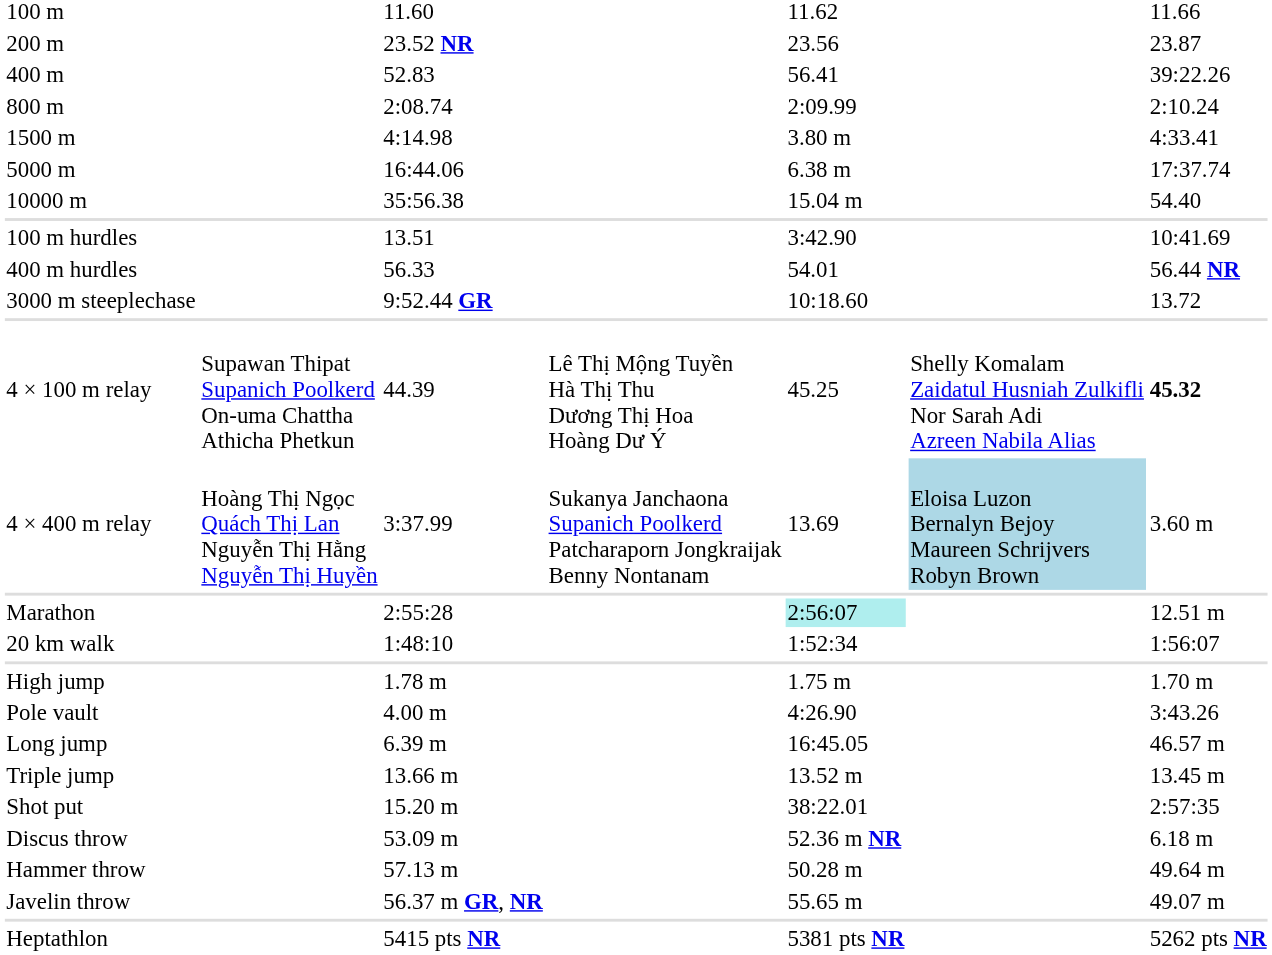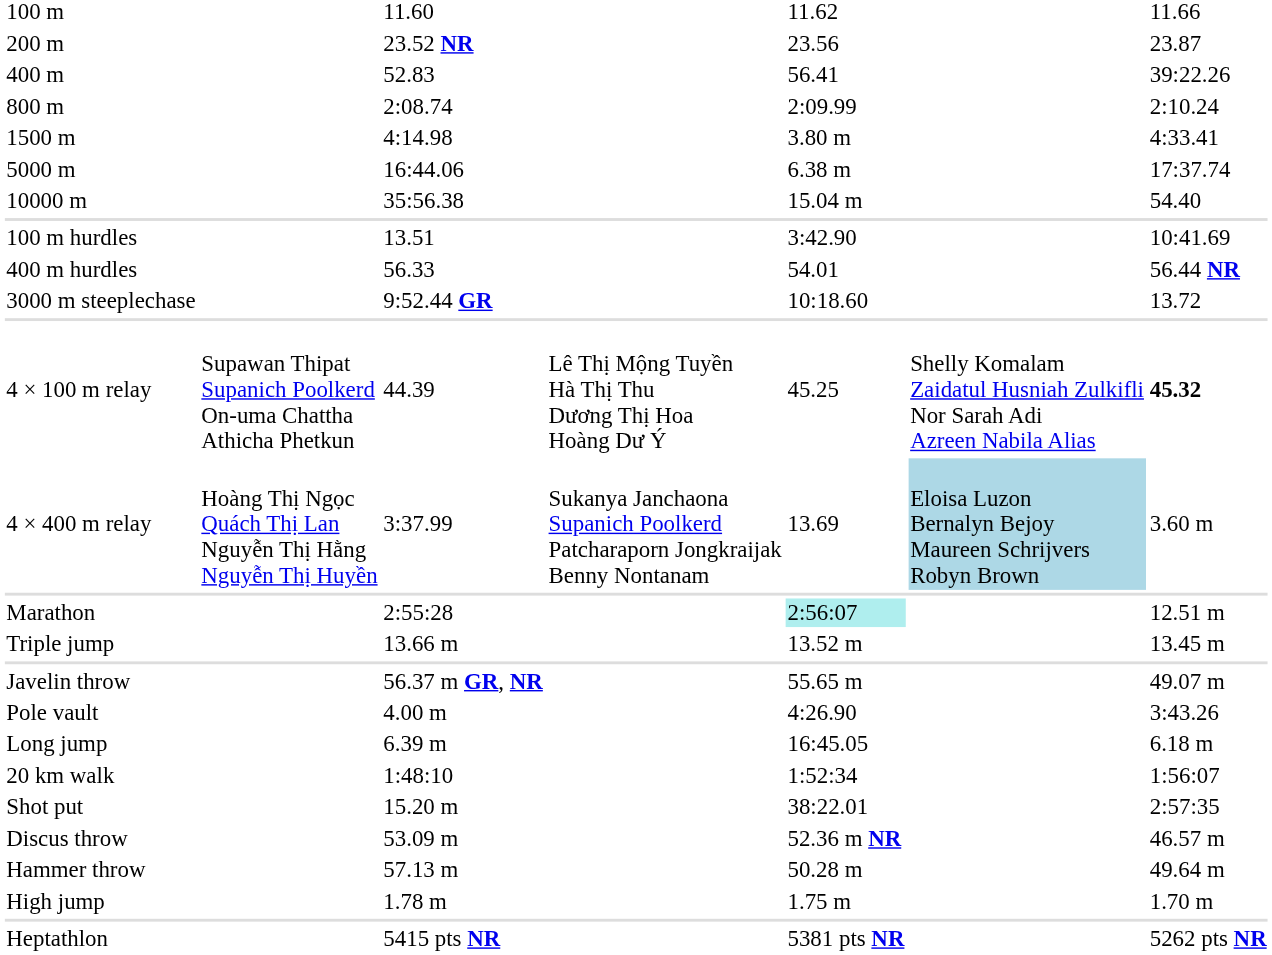rows swapped: (60, 644) <-> (60, 775)
rows swapped: (56, 681) <-> (68, 901)
(1187, 744) 46.57 m -> (1181, 744) 6.18 m
(1181, 838) 6.18 m -> (1187, 838) 46.57 m
